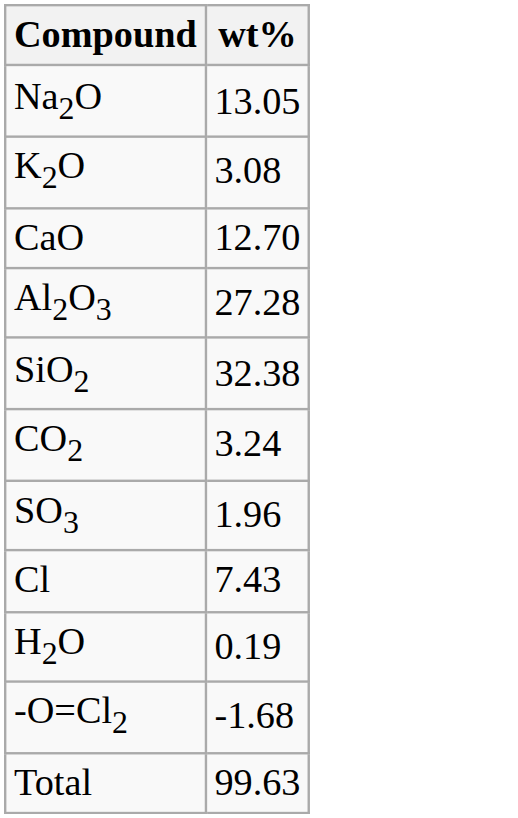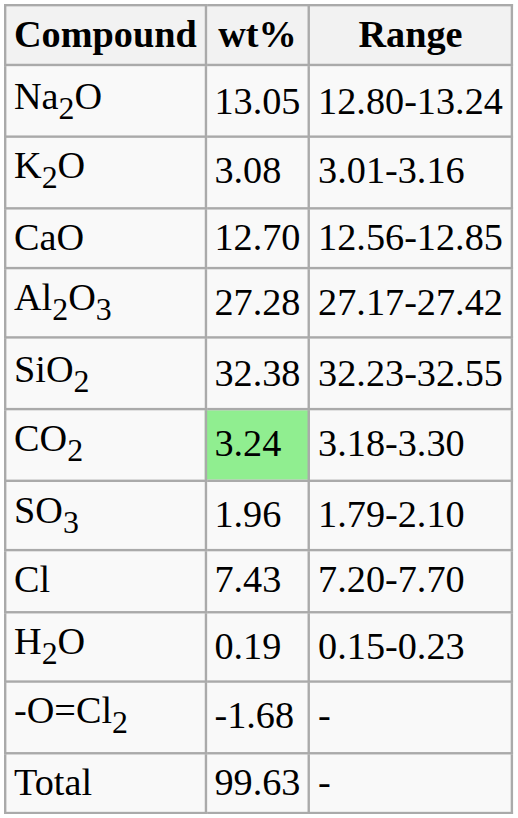+ column: (410, 34)
(248, 443) no background -> (248, 443) lightgreen background
